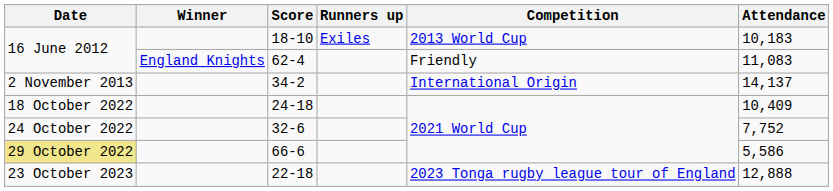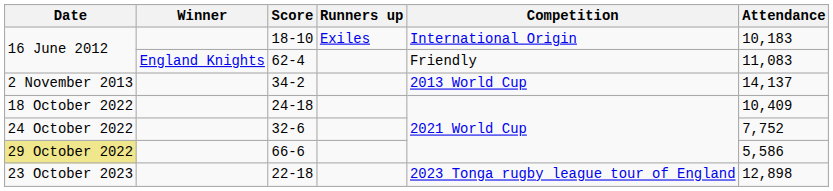(468, 39) 2013 World Cup -> (493, 39) International Origin
(493, 84) International Origin -> (468, 84) 2013 World Cup
(767, 175) 12,888 -> (767, 175) 12,898
